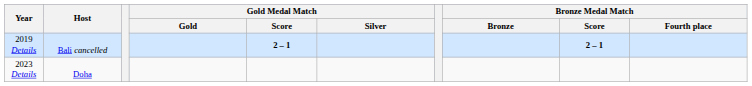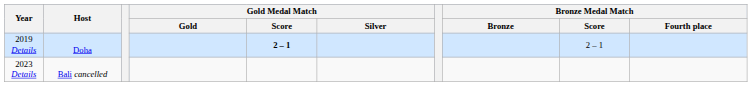(82, 50) Bali cancelled -> (82, 50) Doha
(594, 45) bold -> (594, 45) normal
(82, 75) Doha -> (82, 75) Bali cancelled
